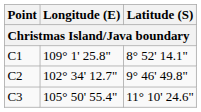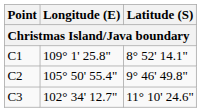(80, 76) 102° 34' 12.7" -> (80, 76) 105° 50' 55.4"
(80, 96) 105° 50' 55.4" -> (80, 96) 102° 34' 12.7"
